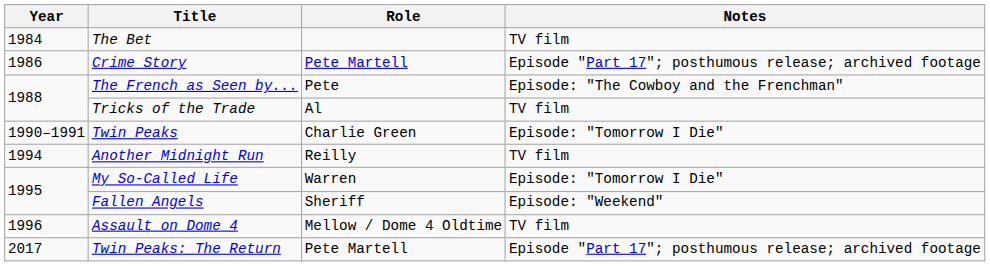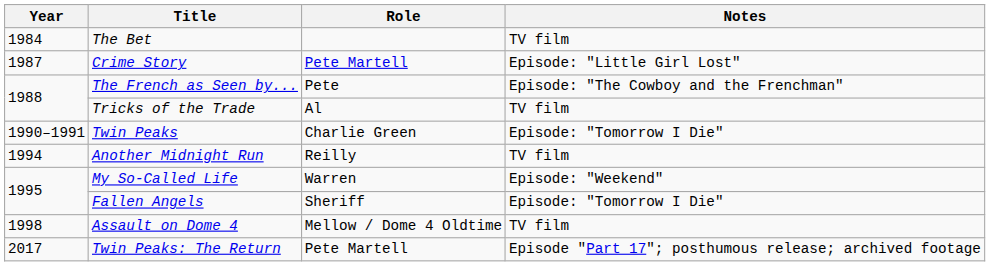(25, 63) 1986 -> (25, 63) 1987
(745, 63) Episode "Part 17"; posthumous release; archived footage -> (625, 63) Episode: "Little Girl Lost"
(616, 179) Episode: "Tomorrow I Die" -> (586, 179) Episode: "Weekend"
(586, 203) Episode: "Weekend" -> (616, 203) Episode: "Tomorrow I Die"
(25, 226) 1996 -> (25, 226) 1998
